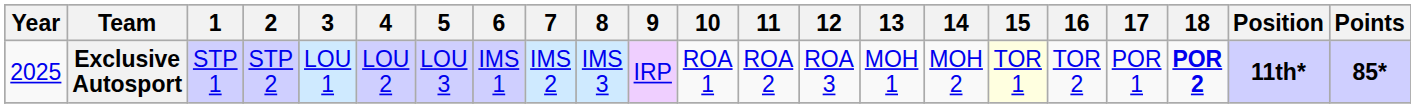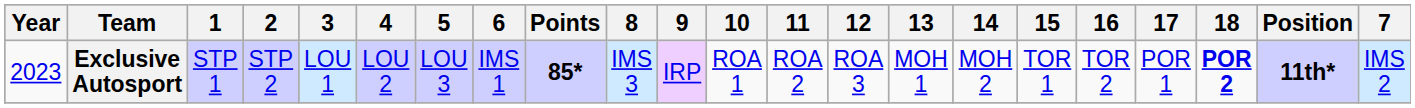columns swapped: (551, 23) <-> (1370, 23)
(36, 71) 2025 -> (36, 71) 2023
(1018, 71) lightyellow background -> (1047, 71) no background
